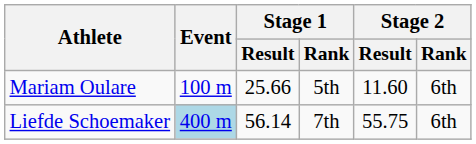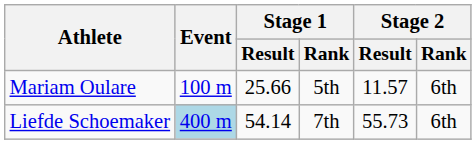(385, 87) 11.60 -> (385, 87) 11.57
(268, 121) 56.14 -> (268, 121) 54.14
(385, 121) 55.75 -> (385, 121) 55.73
